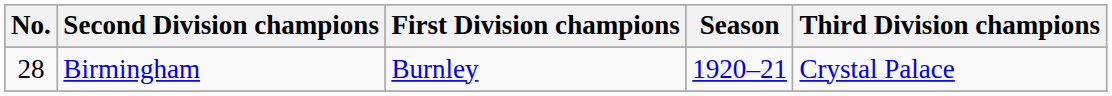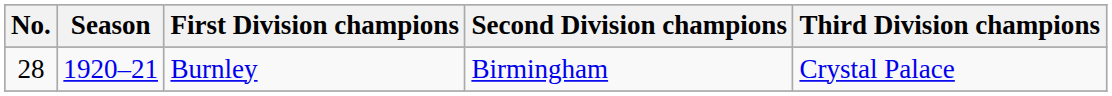columns swapped: (740, 25) <-> (221, 25)
